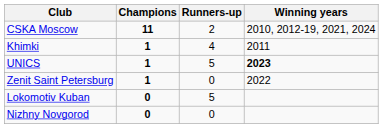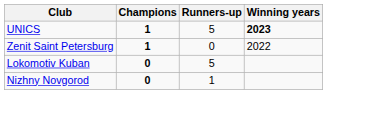- row: (42, 30)
- row: (23, 47)
(212, 115) 0 -> (212, 81) 1
